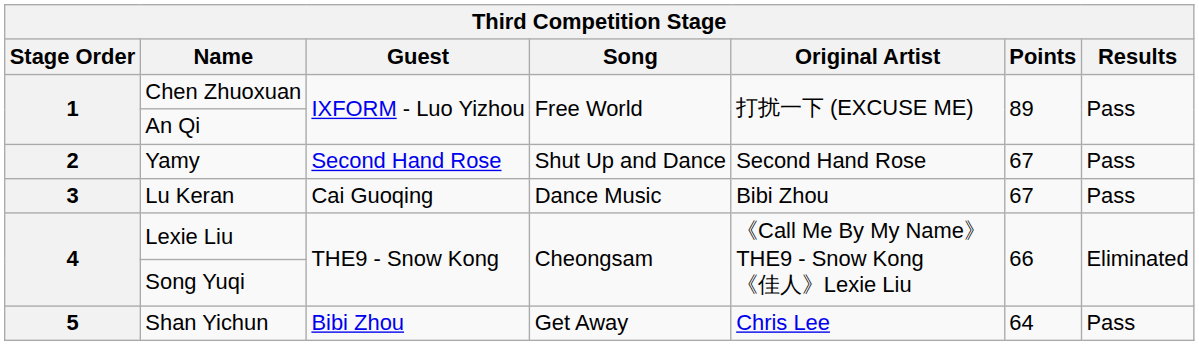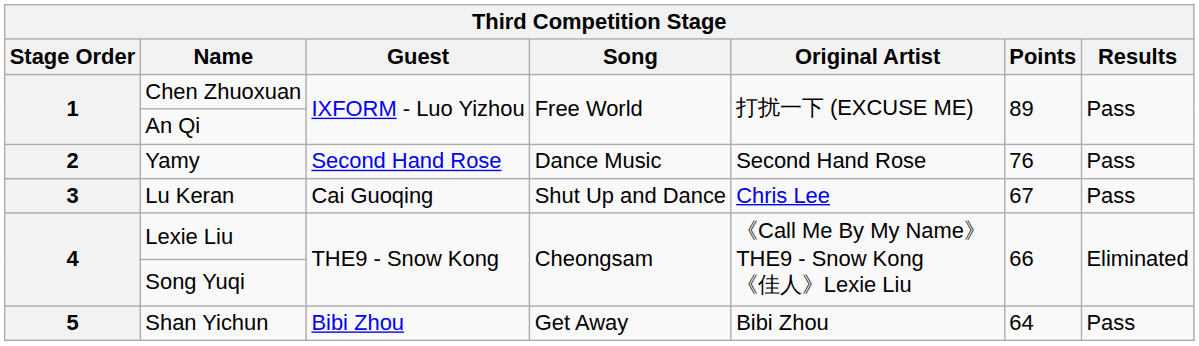(630, 160) Shut Up and Dance -> (598, 160) Dance Music
(1021, 160) 67 -> (1021, 160) 76
(598, 195) Dance Music -> (630, 195) Shut Up and Dance
(782, 195) Bibi Zhou -> (783, 195) Chris Lee
(783, 322) Chris Lee -> (782, 322) Bibi Zhou
